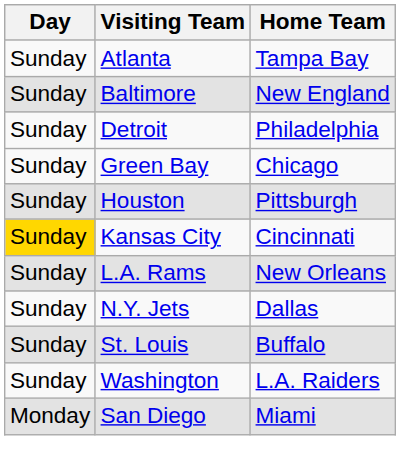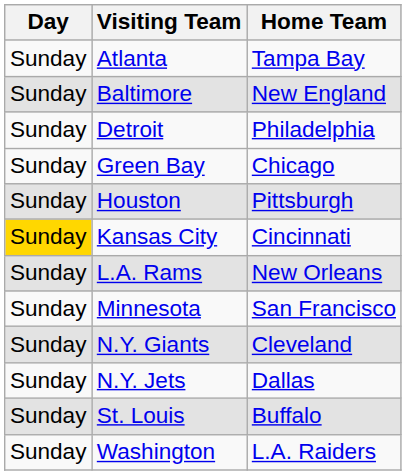+ row: (149, 308)
+ row: (153, 344)
- row: (153, 415)
